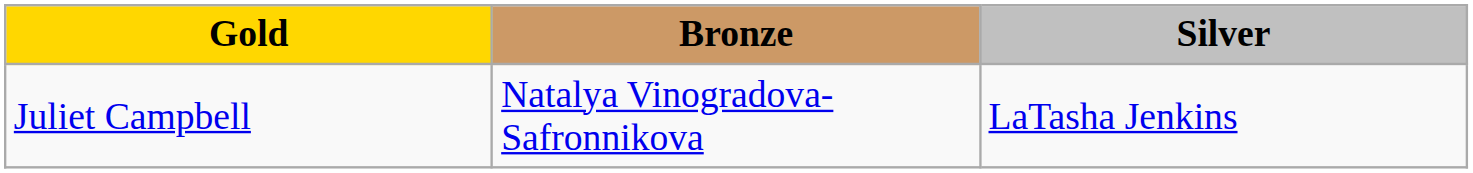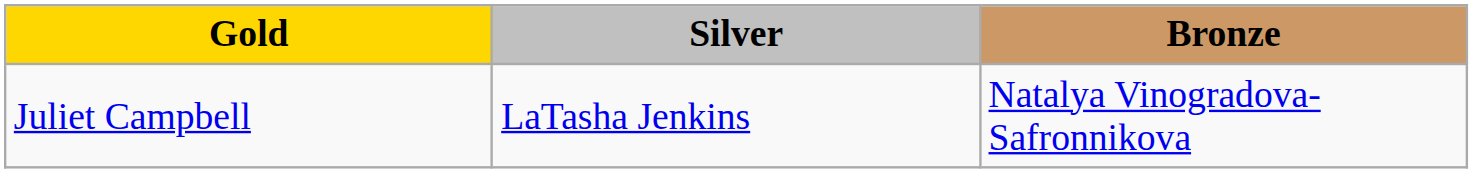columns swapped: (1224, 34) <-> (736, 34)
